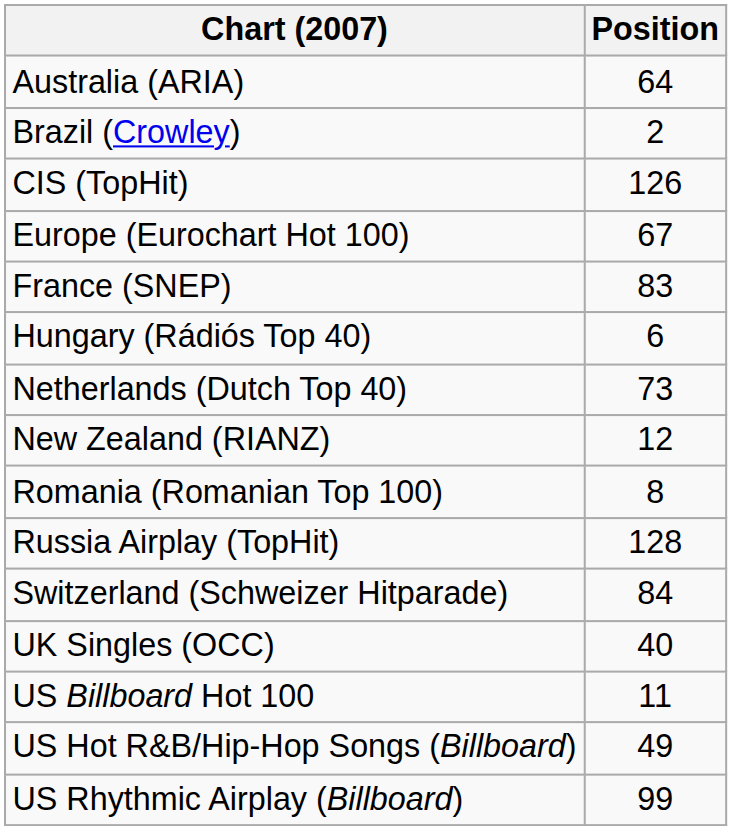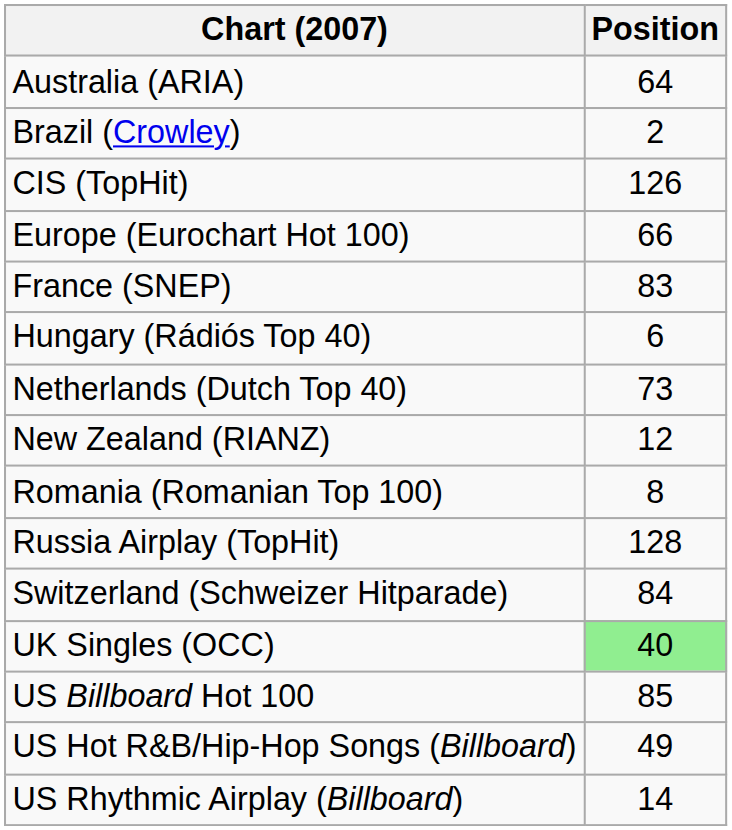(655, 235) 67 -> (655, 235) 66
(655, 645) no background -> (655, 645) lightgreen background
(655, 696) 11 -> (655, 696) 85
(655, 798) 99 -> (655, 798) 14
